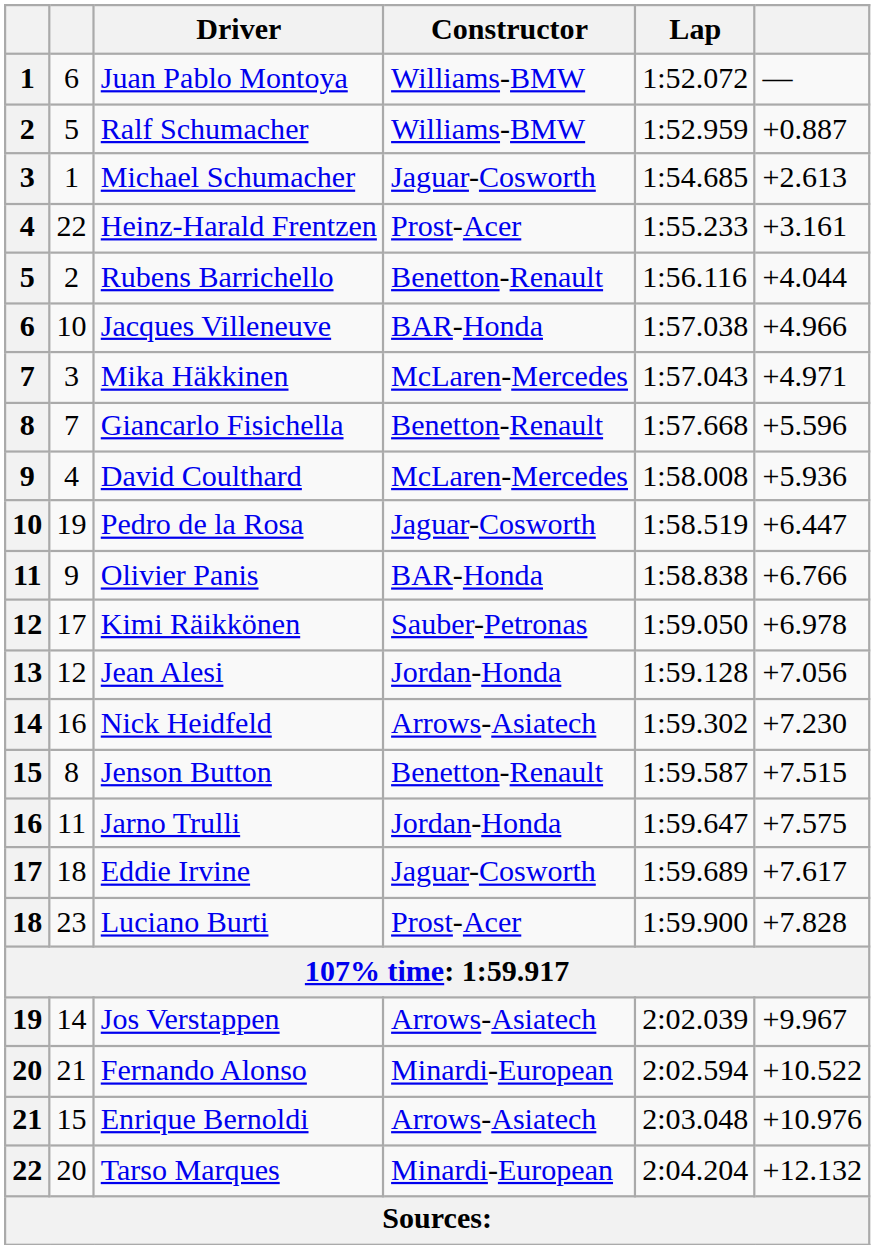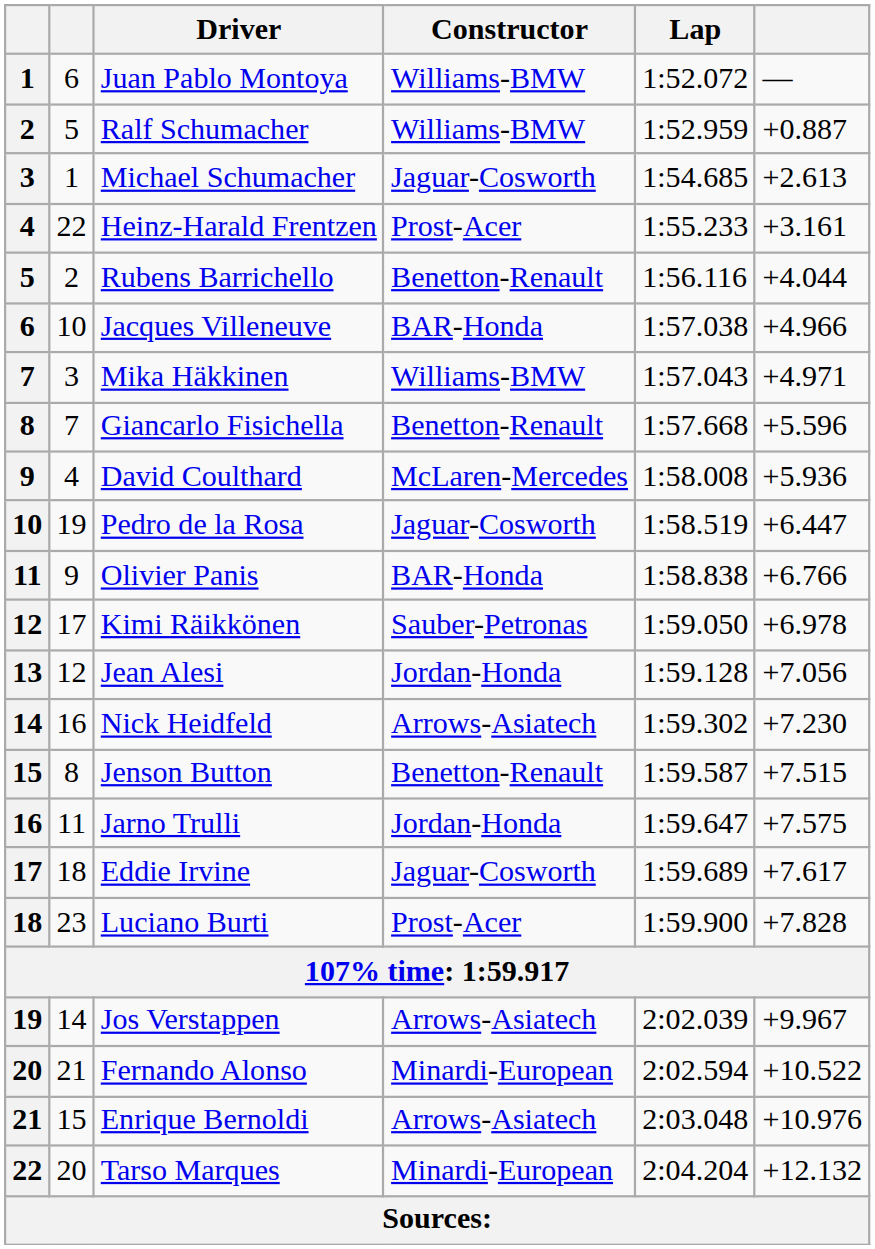(510, 375) McLaren-Mercedes -> (488, 375) Williams-BMW
